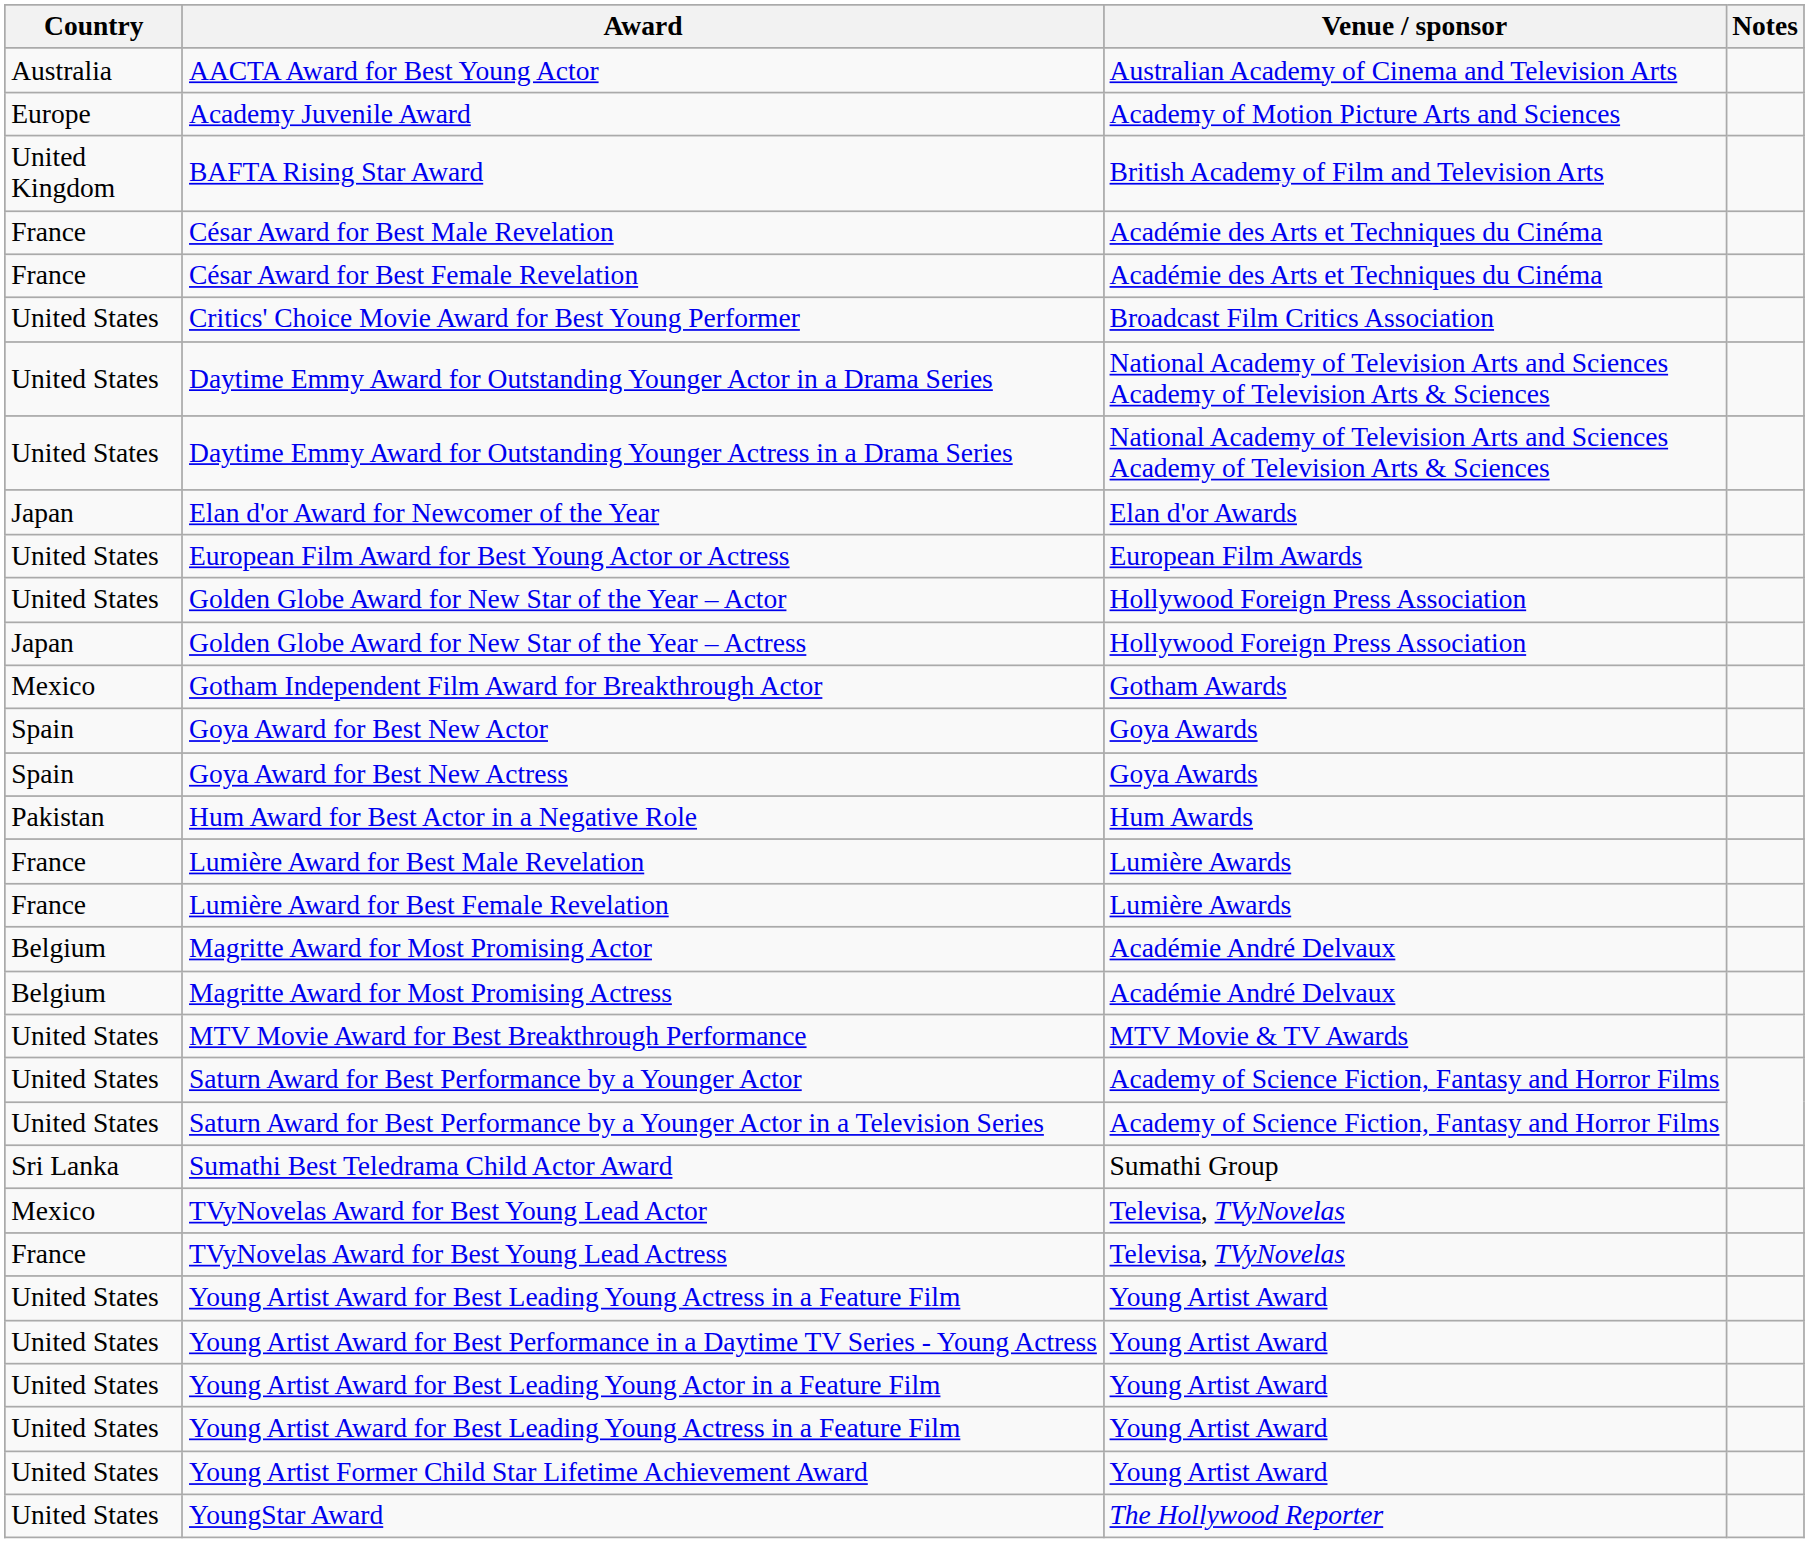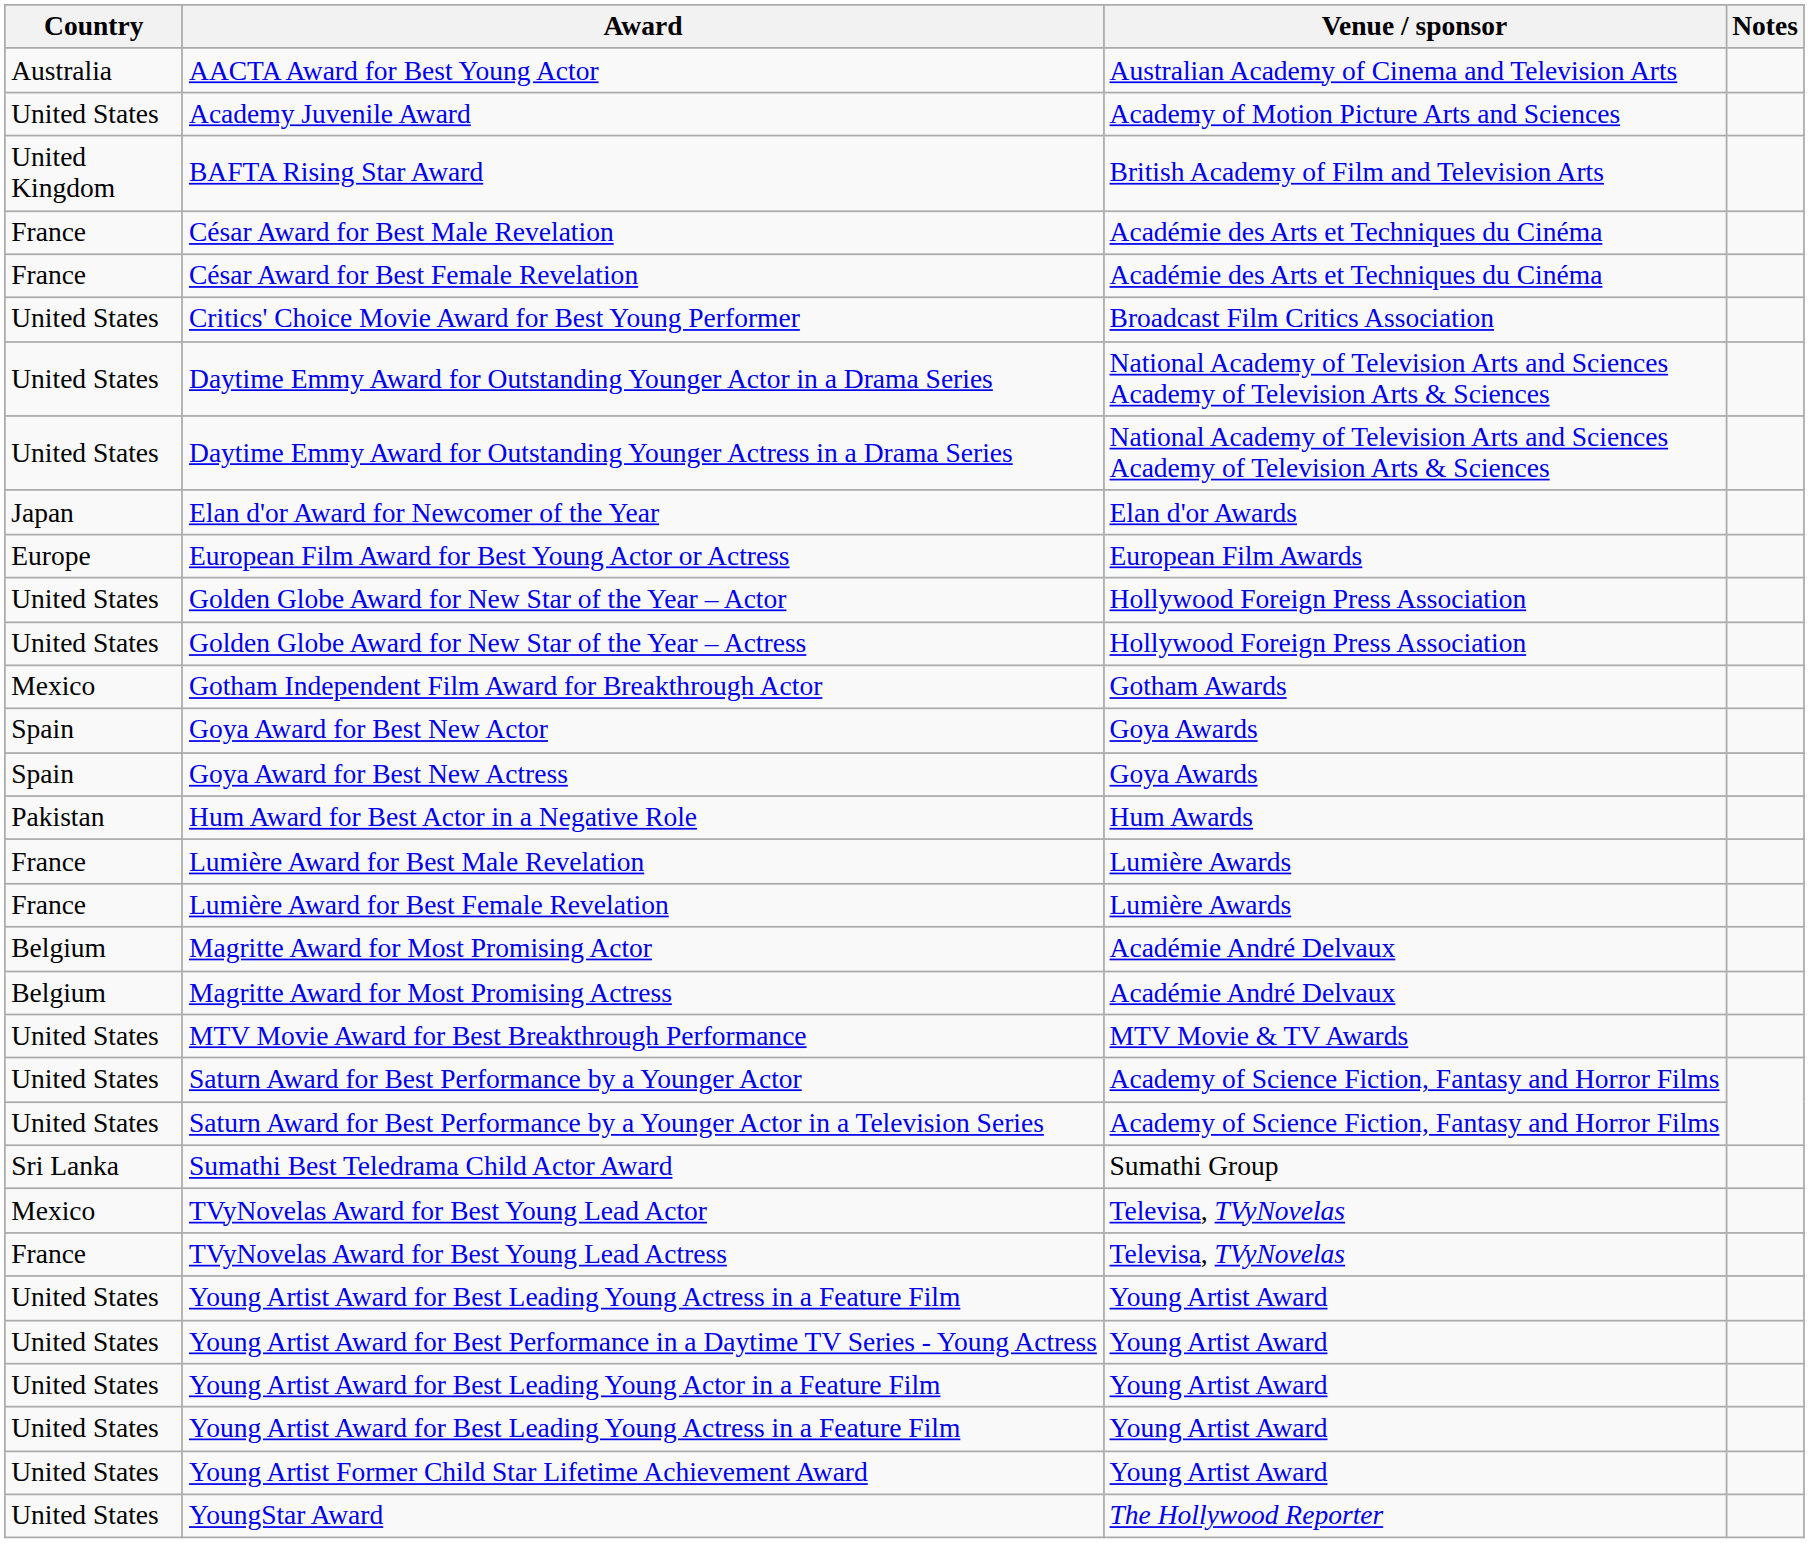(51, 113) Europe -> (85, 113) United States
(85, 555) United States -> (51, 555) Europe
(43, 642) Japan -> (85, 642) United States
